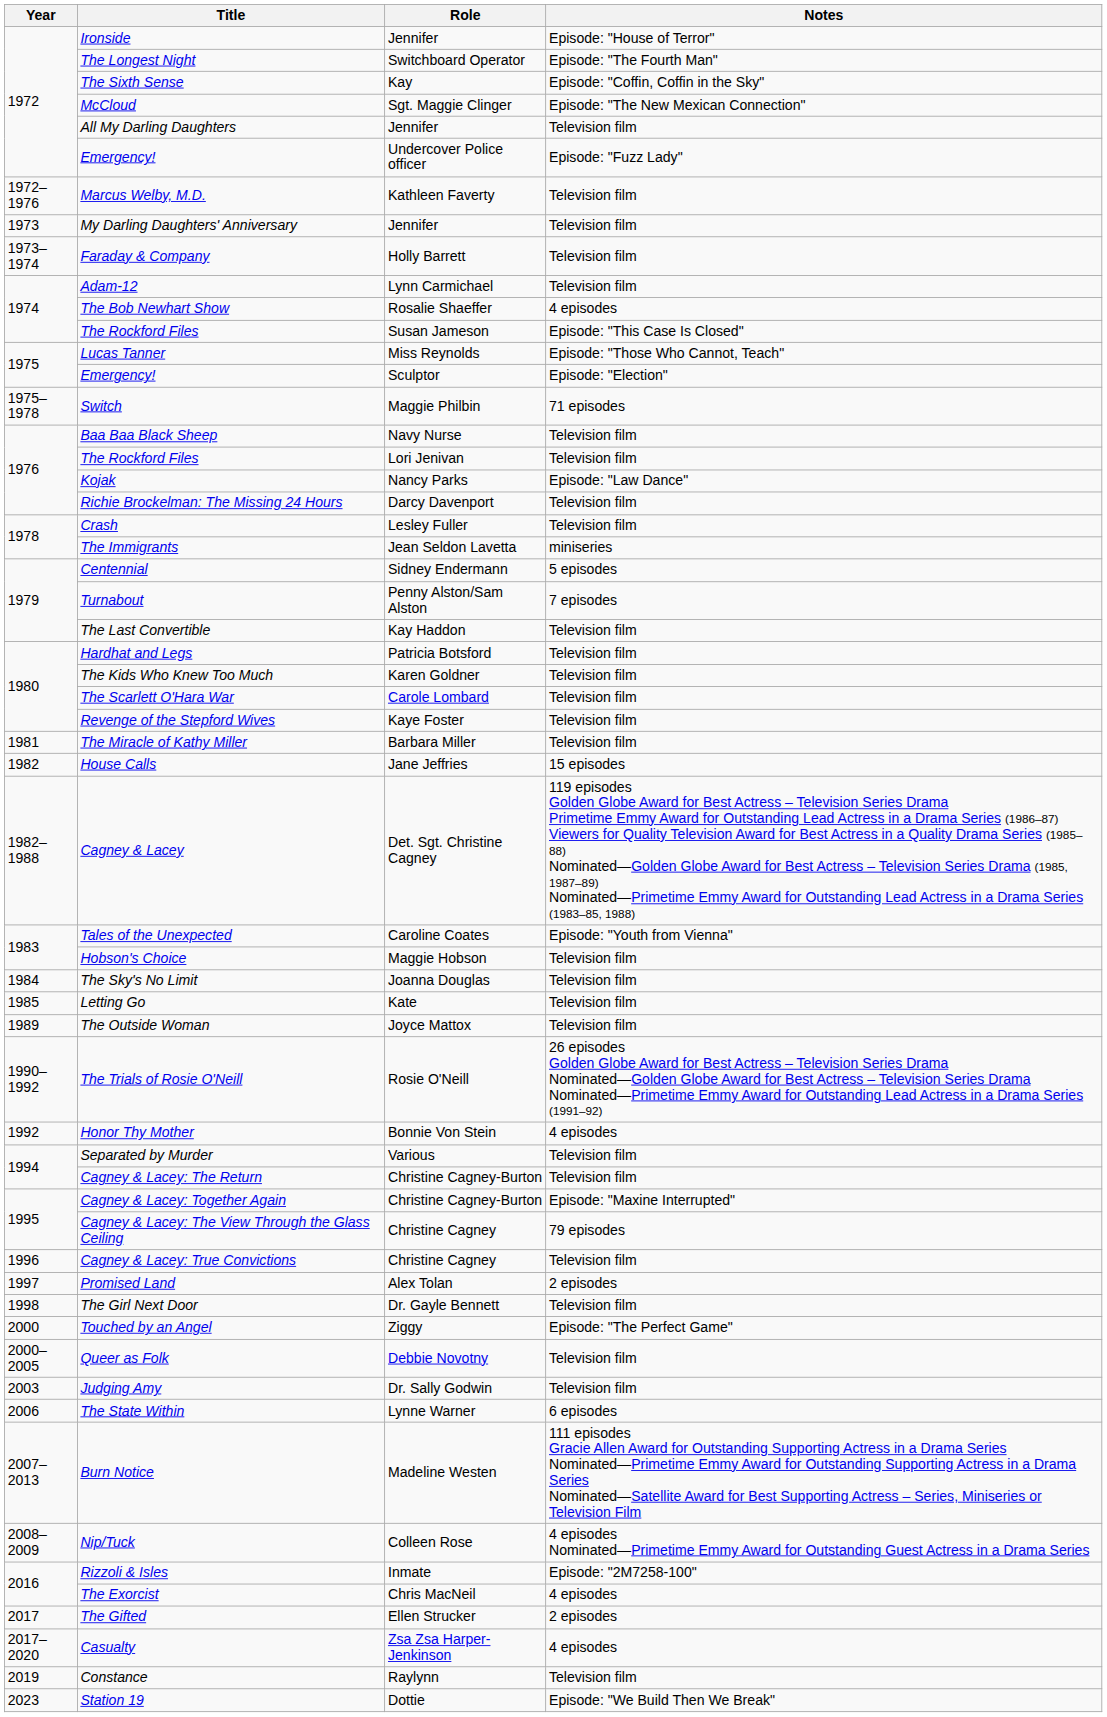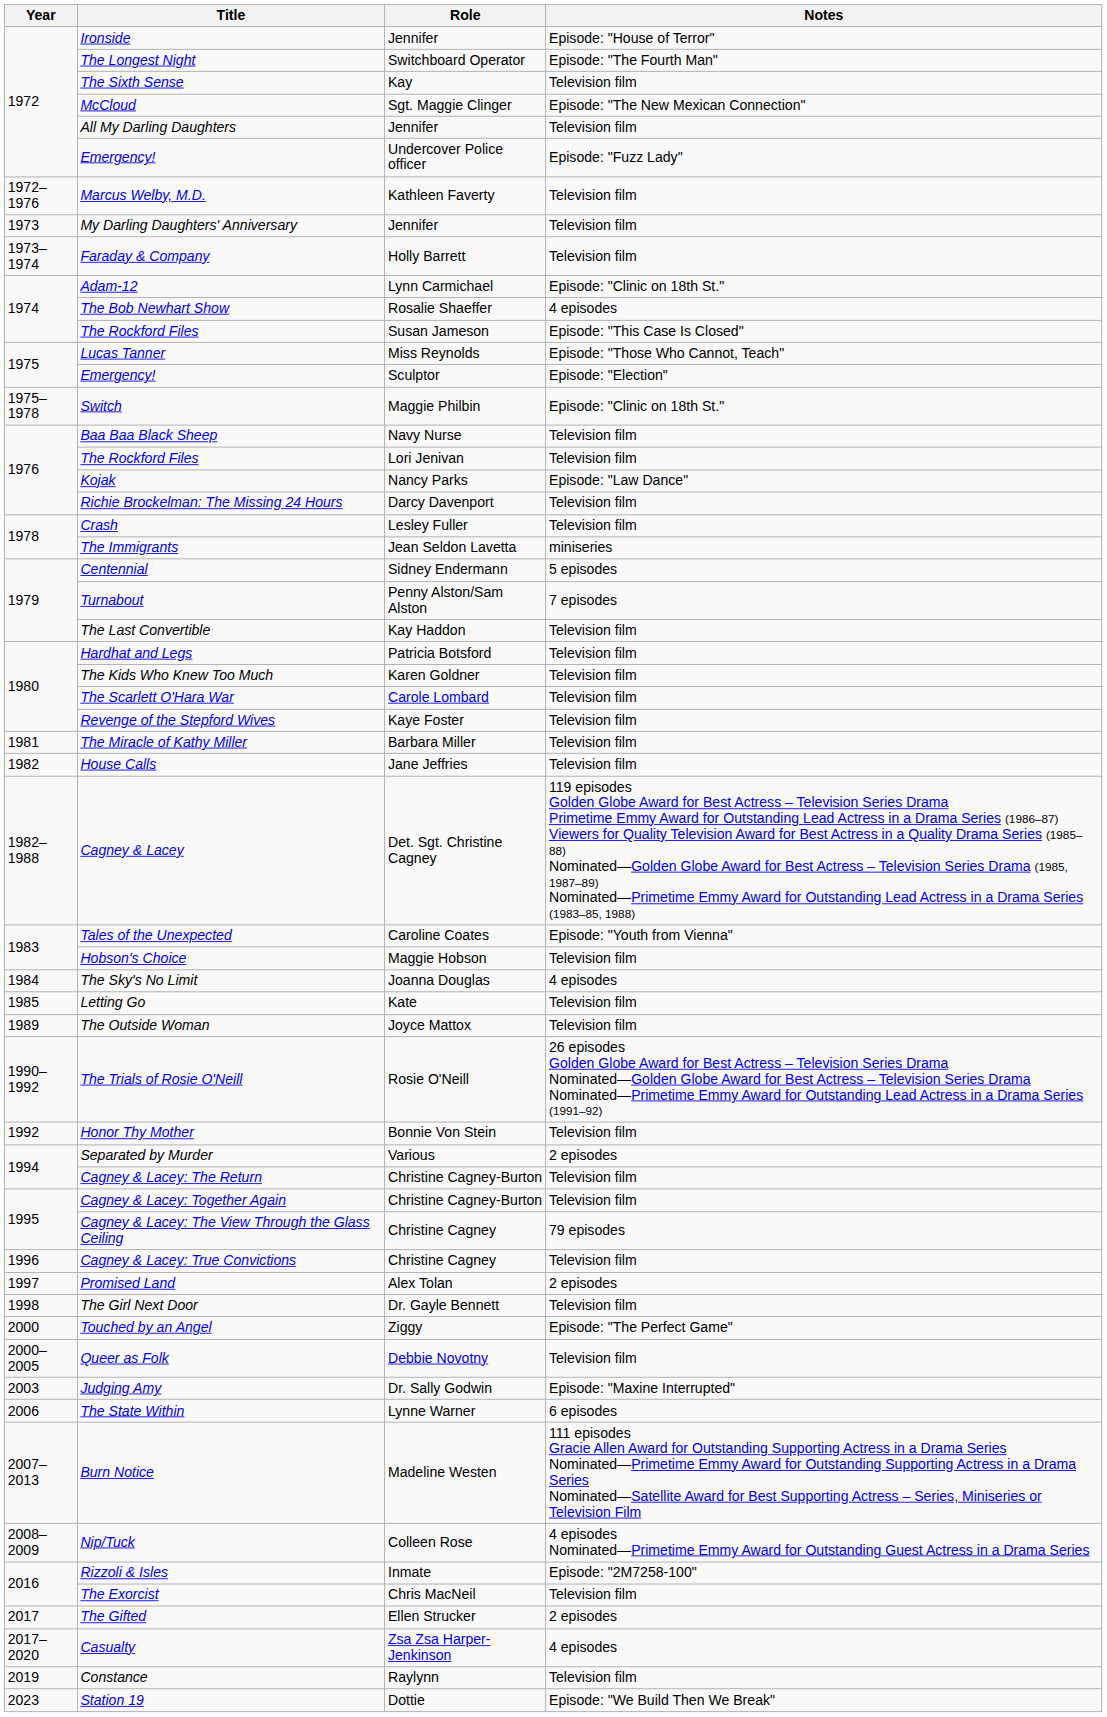(657, 82) Episode: "Coffin, Coffin in the Sky" -> (593, 82) Television film
(593, 286) Television film -> (637, 286) Episode: "Clinic on 18th St."
(587, 406) 71 episodes -> (637, 406) Episode: "Clinic on 18th St."
(587, 764) 15 episodes -> (593, 764) Television film
(593, 980) Television film -> (583, 980) 4 episodes
(583, 1133) 4 episodes -> (593, 1133) Television film
(593, 1155) Television film -> (583, 1155) 2 episodes
(642, 1200) Episode: "Maxine Interrupted" -> (593, 1200) Television film
(593, 1388) Television film -> (642, 1388) Episode: "Maxine Interrupted"
(583, 1595) 4 episodes -> (593, 1595) Television film
